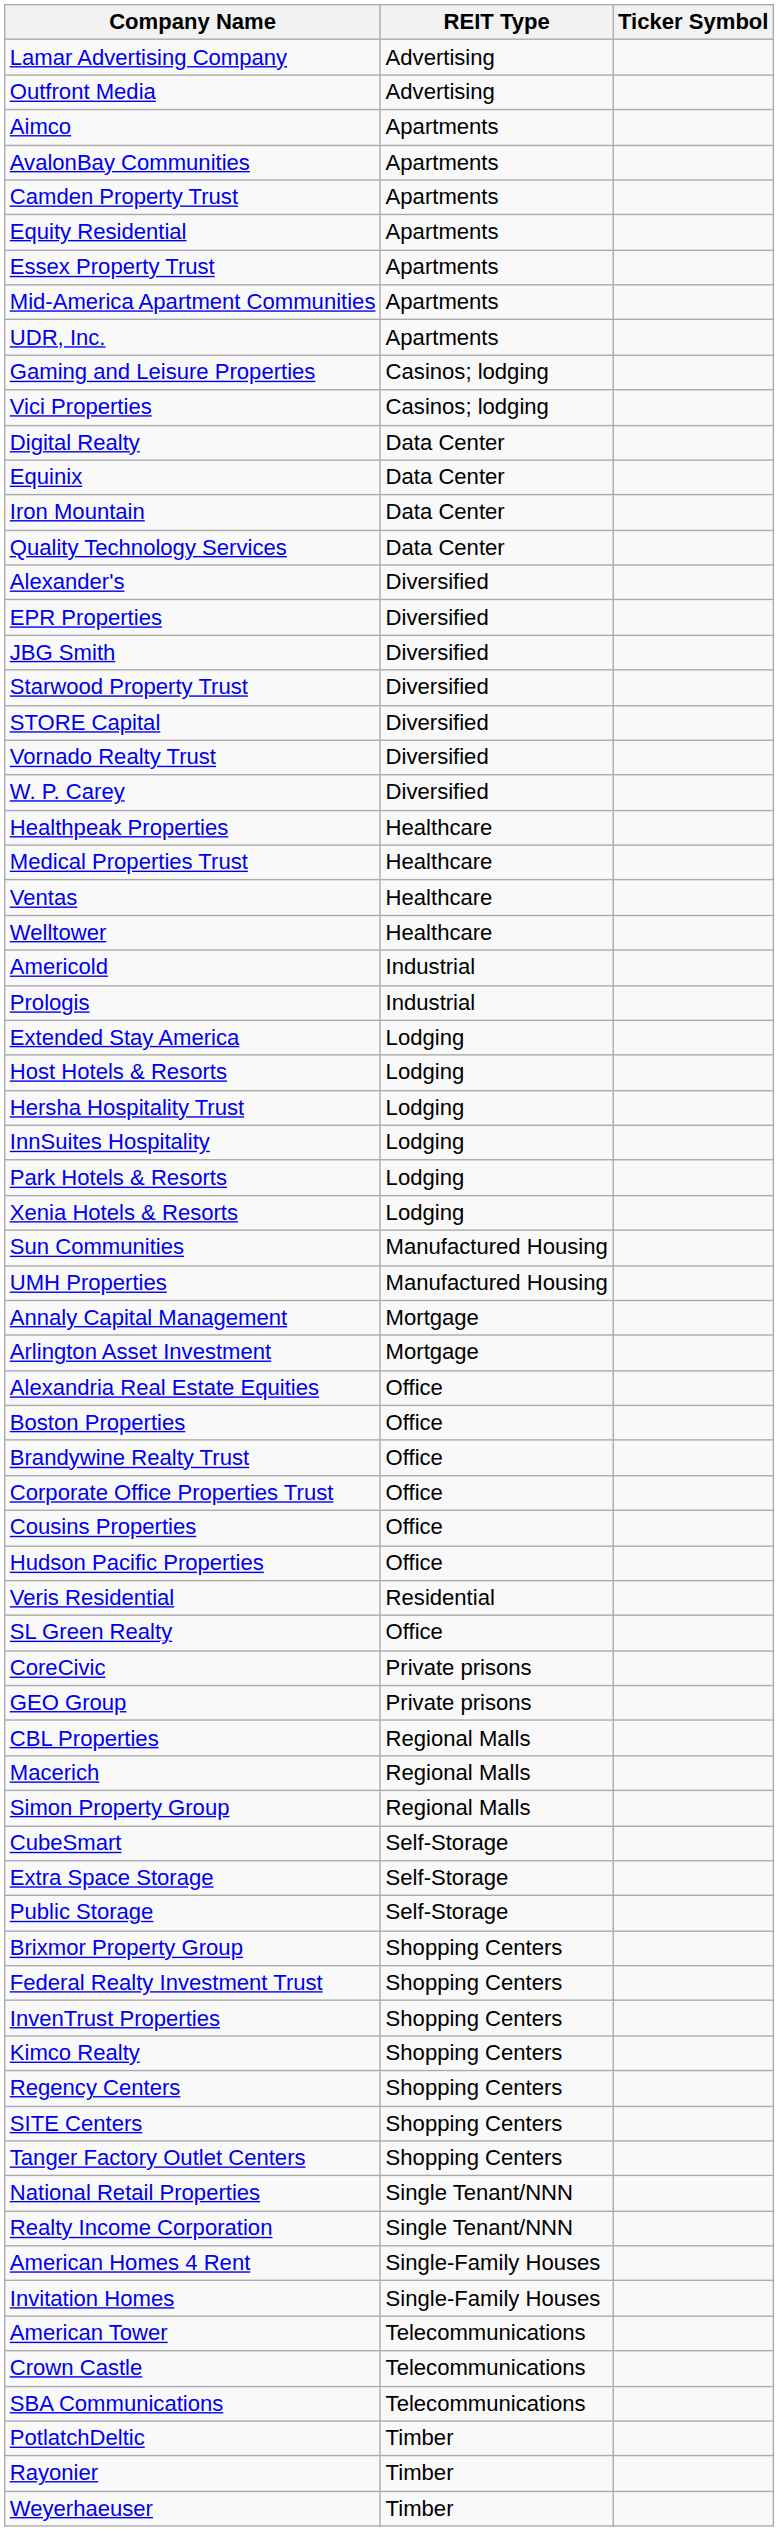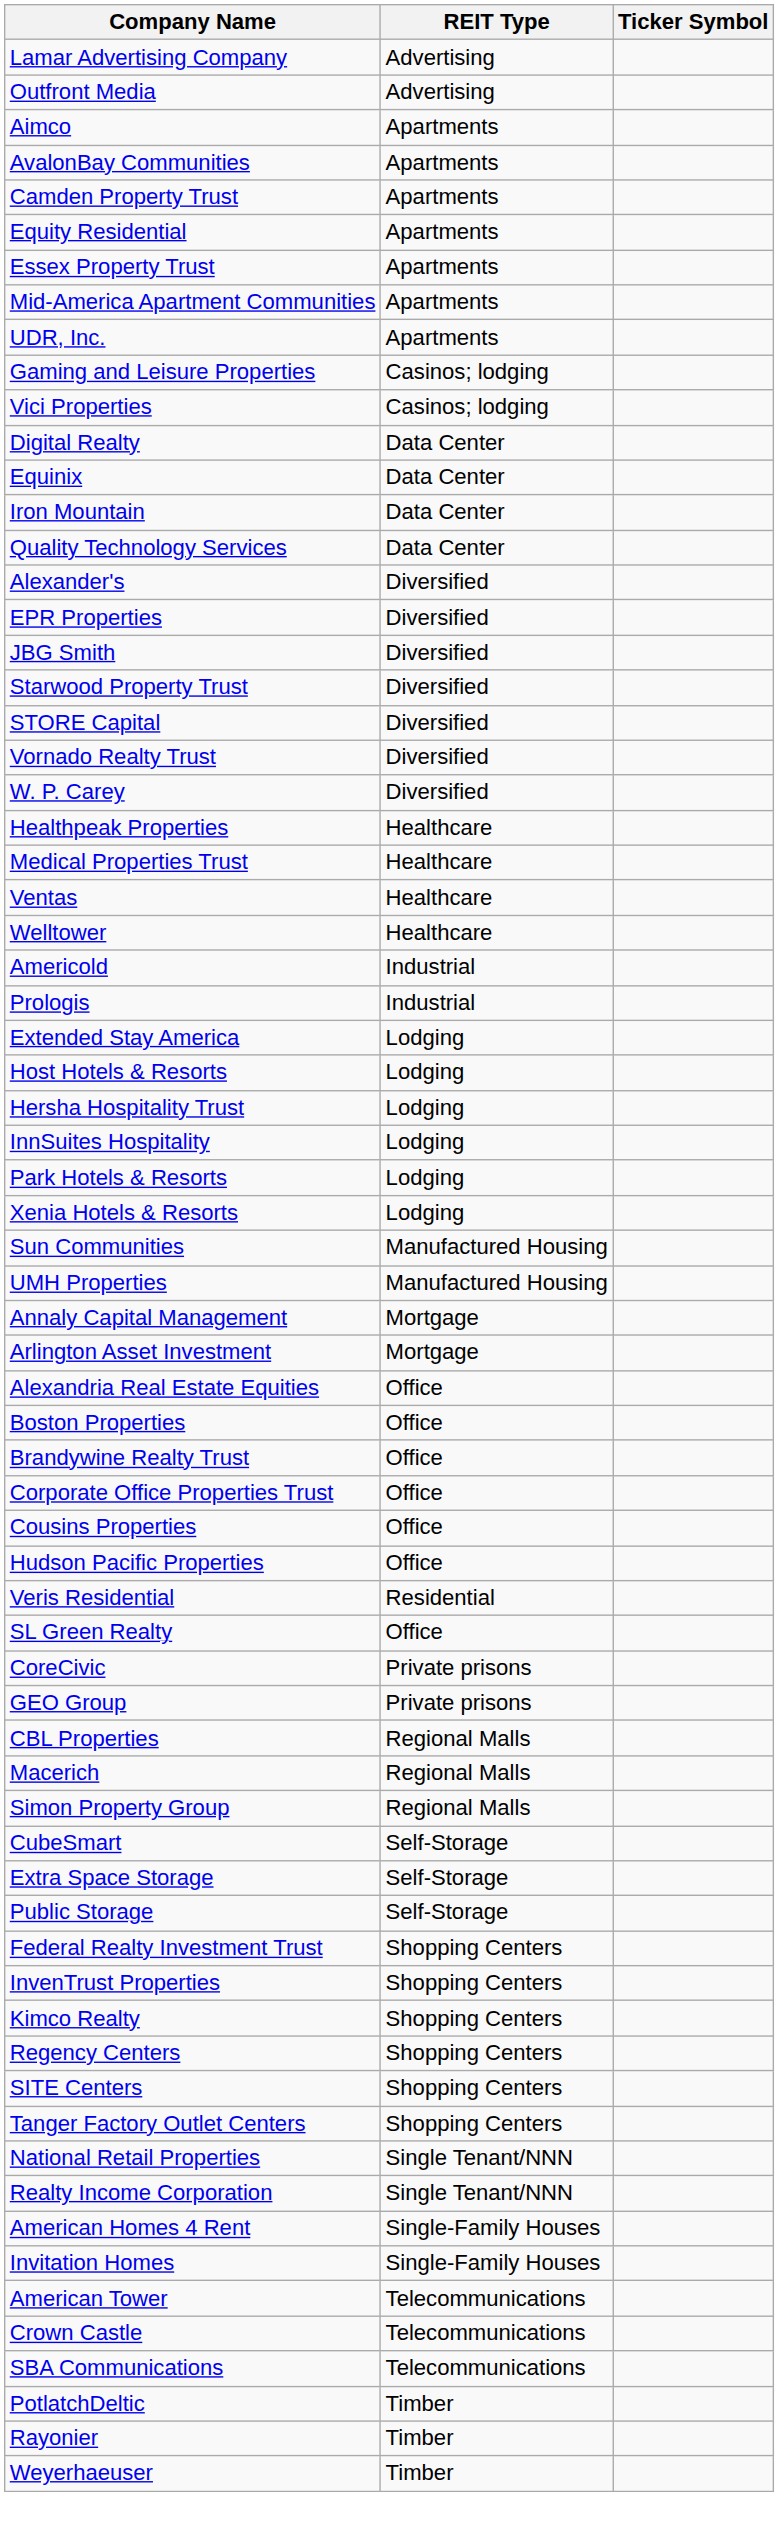- row: (126, 1947)
